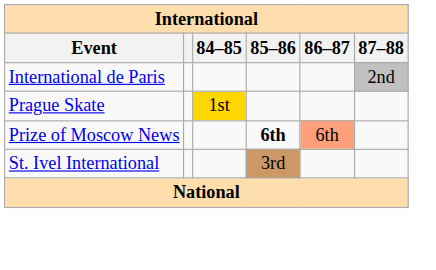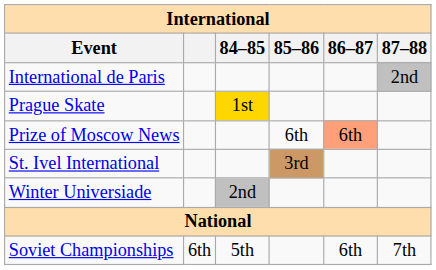(273, 134) bold -> (296, 134) normal
+ row: (80, 192)
+ row: (91, 250)
